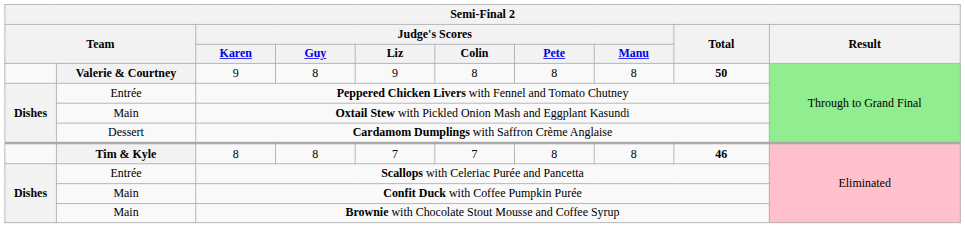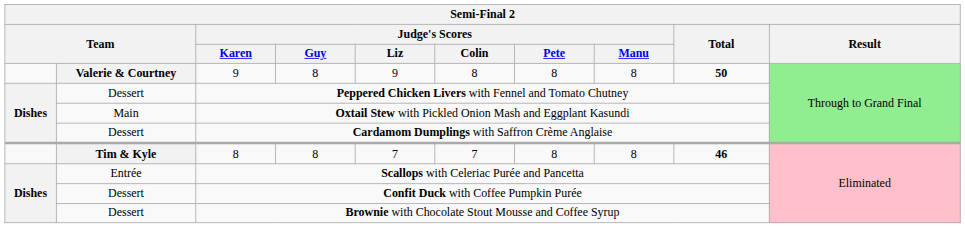(126, 93) Entrée -> (126, 93) Dessert
(126, 193) Main -> (126, 193) Dessert
(126, 213) Main -> (126, 213) Dessert
